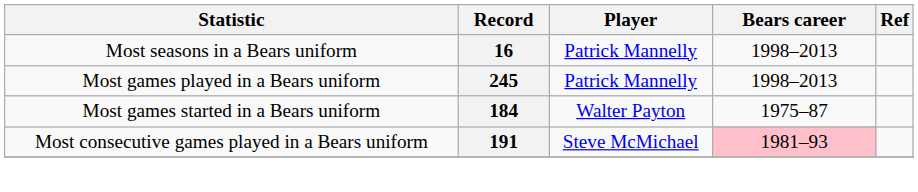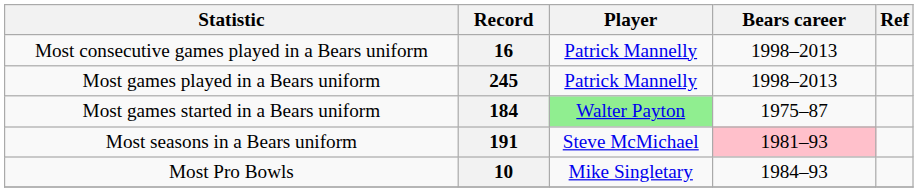(231, 50) Most seasons in a Bears uniform -> (231, 50) Most consecutive games played in a Bears uniform
(631, 111) no background -> (631, 111) lightgreen background
(231, 141) Most consecutive games played in a Bears uniform -> (231, 141) Most seasons in a Bears uniform
+ row: (504, 171)
